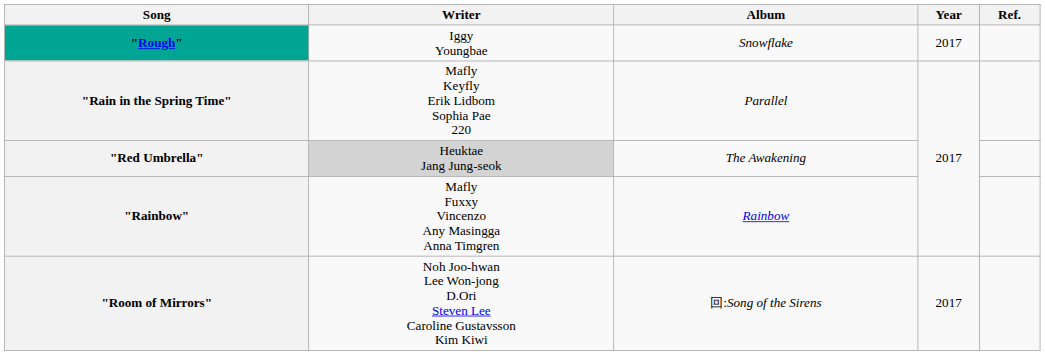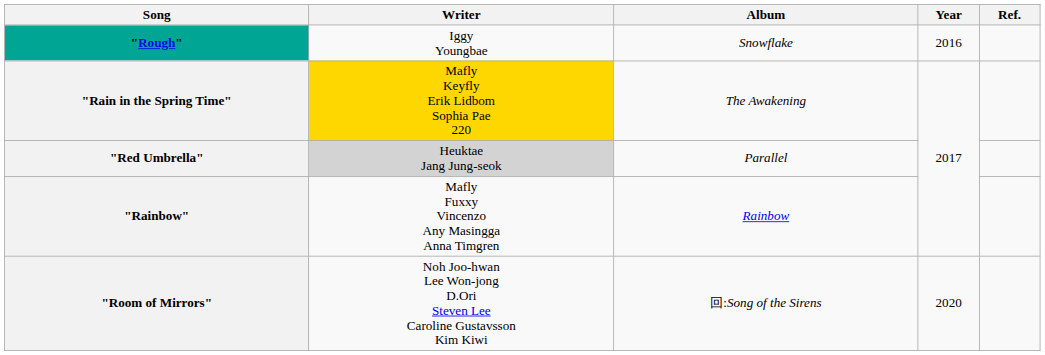(949, 43) 2017 -> (949, 43) 2016
(461, 100) no background -> (461, 100) gold background
(766, 100) Parallel -> (766, 100) The Awakening
(766, 158) The Awakening -> (766, 158) Parallel
(949, 303) 2017 -> (949, 303) 2020
